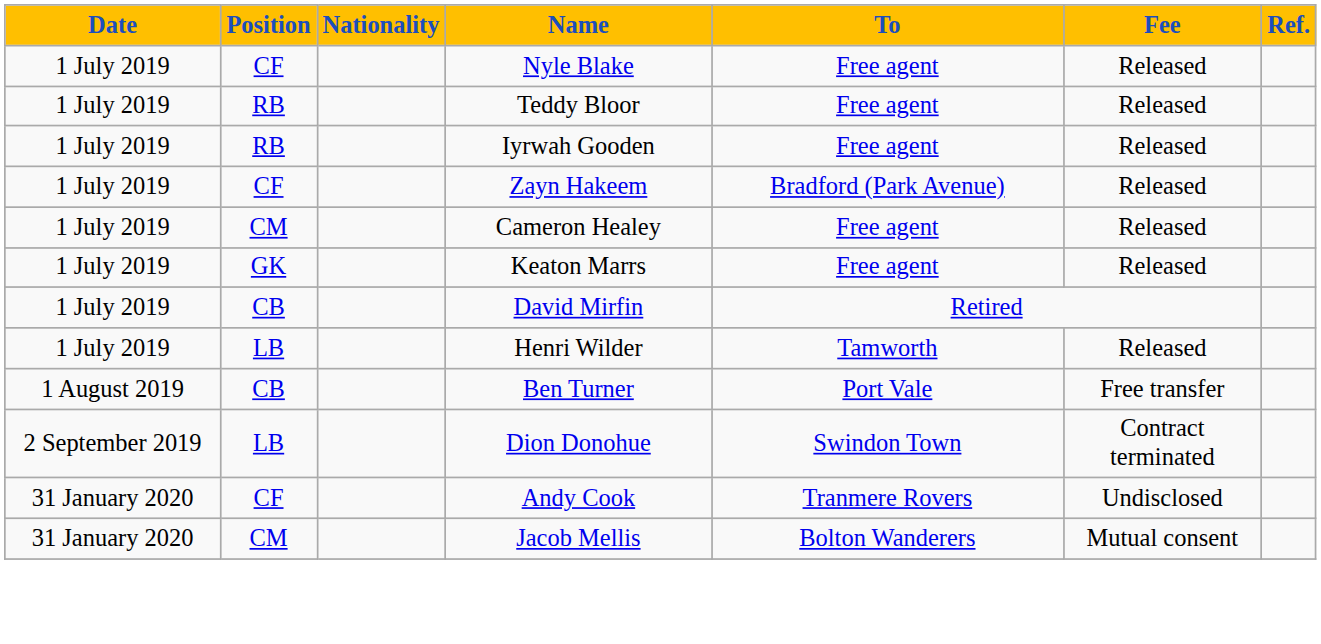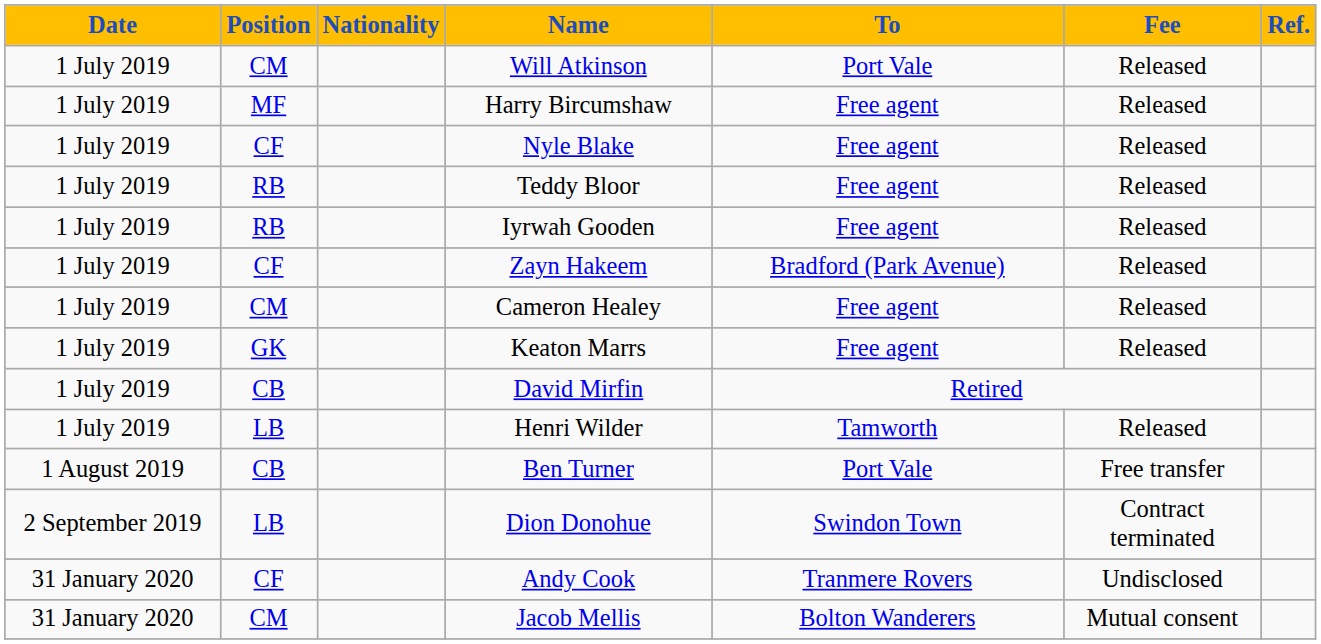+ row: (578, 65)
+ row: (578, 105)
